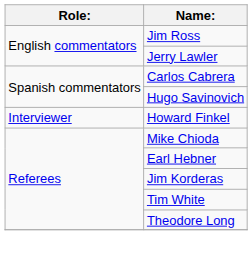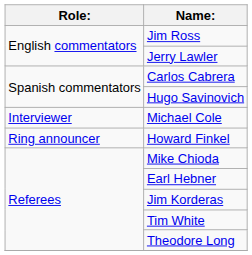+ row: (184, 118)
(40, 118) Interviewer -> (54, 138) Ring announcer
